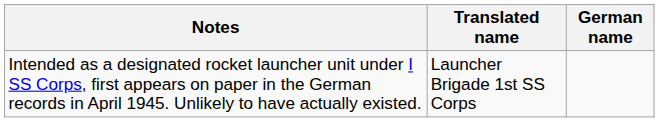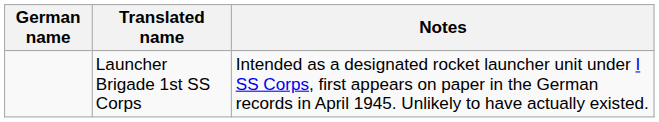columns swapped: (610, 27) <-> (216, 27)
